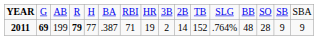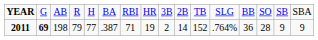(60, 27) 199 -> (60, 27) 198
(77, 27) bold -> (77, 27) normal
(248, 27) 48 -> (248, 27) 36
